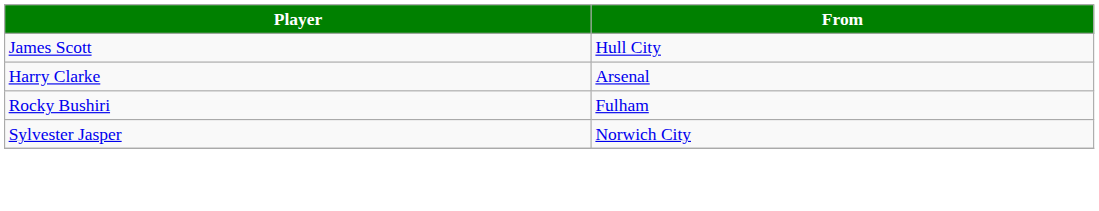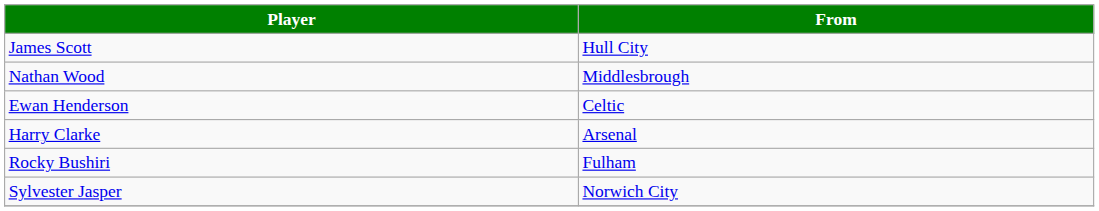+ row: (57, 76)
+ row: (69, 105)
